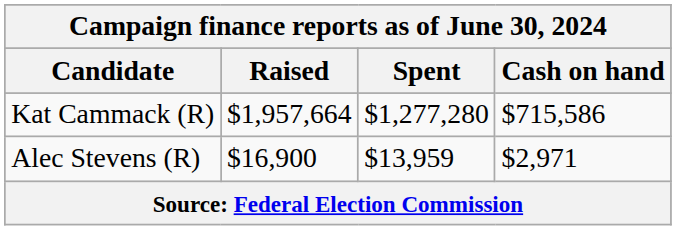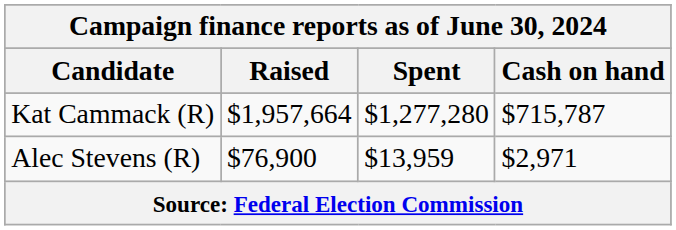(553, 114) $715,586 -> (553, 114) $715,787
(272, 158) $16,900 -> (272, 158) $76,900
